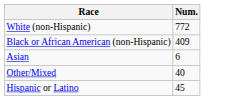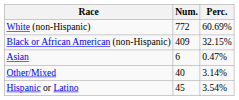+ column: (217, 12)
